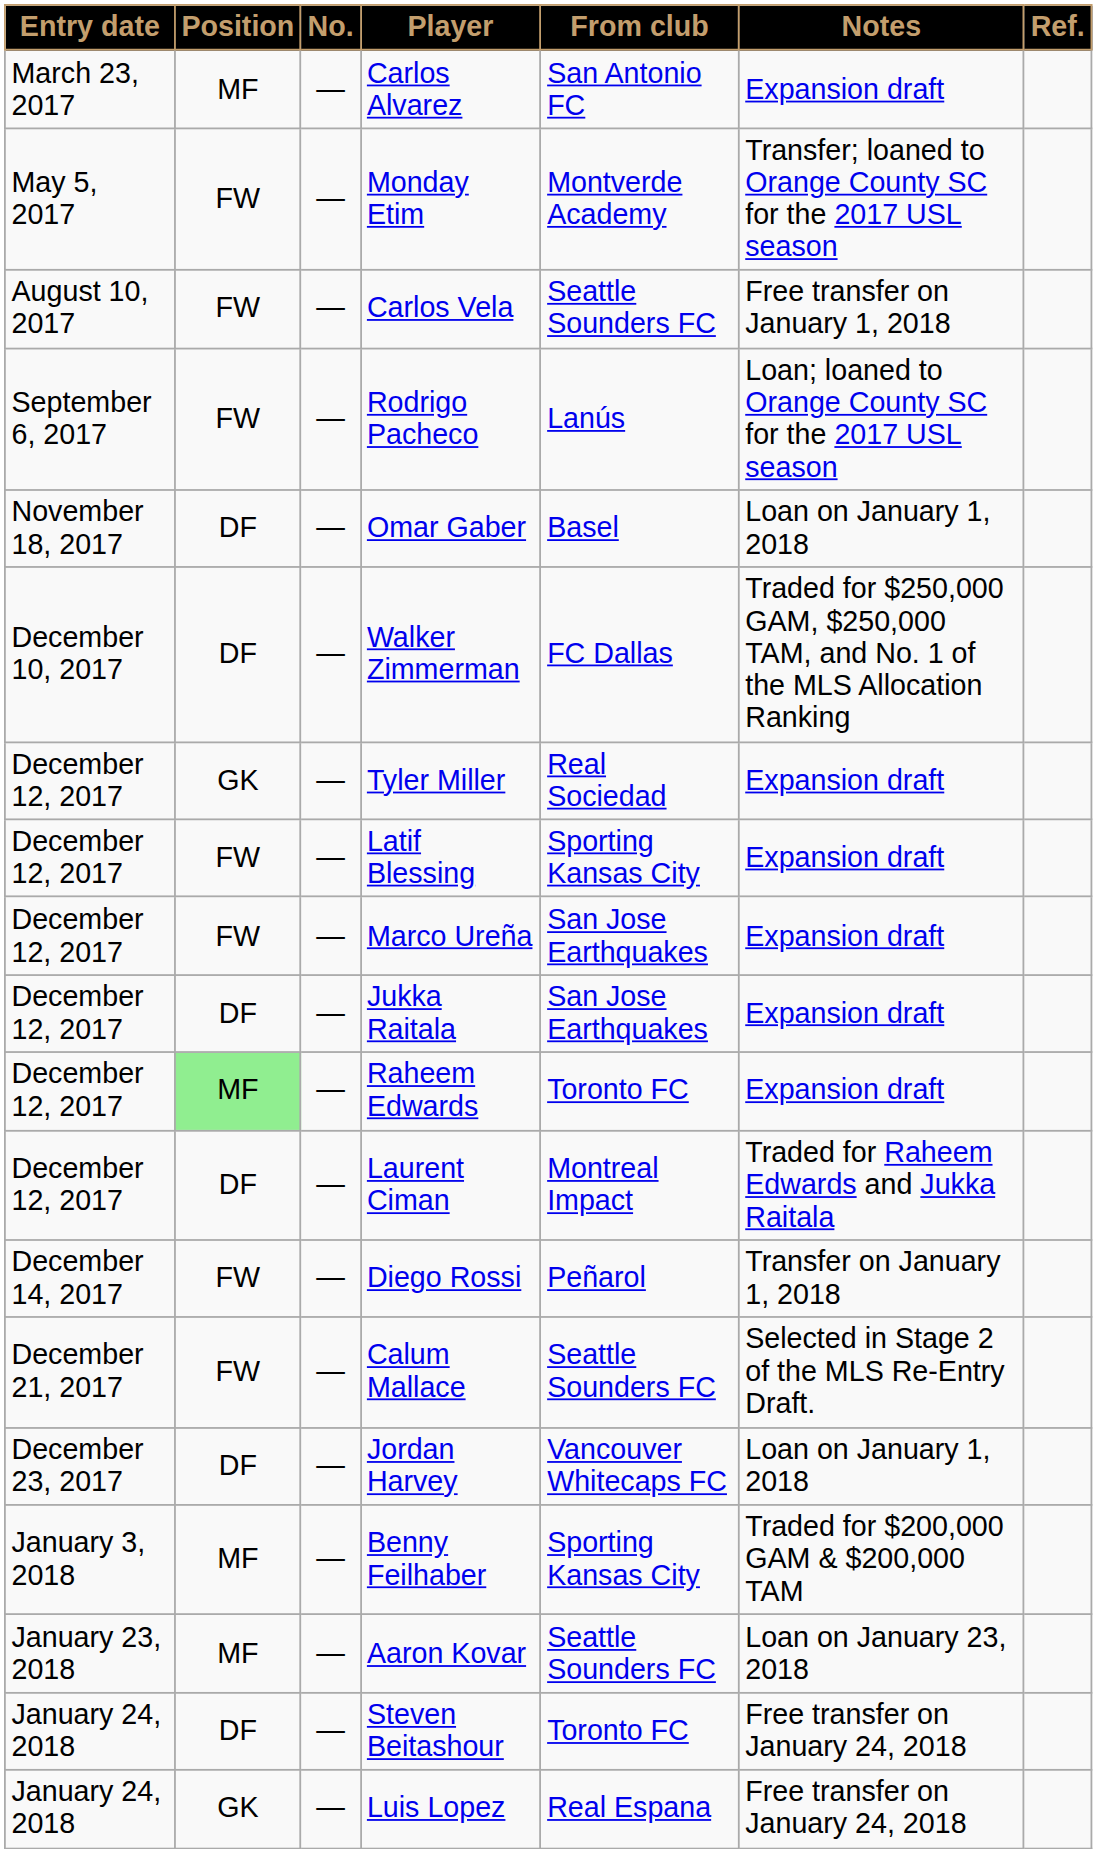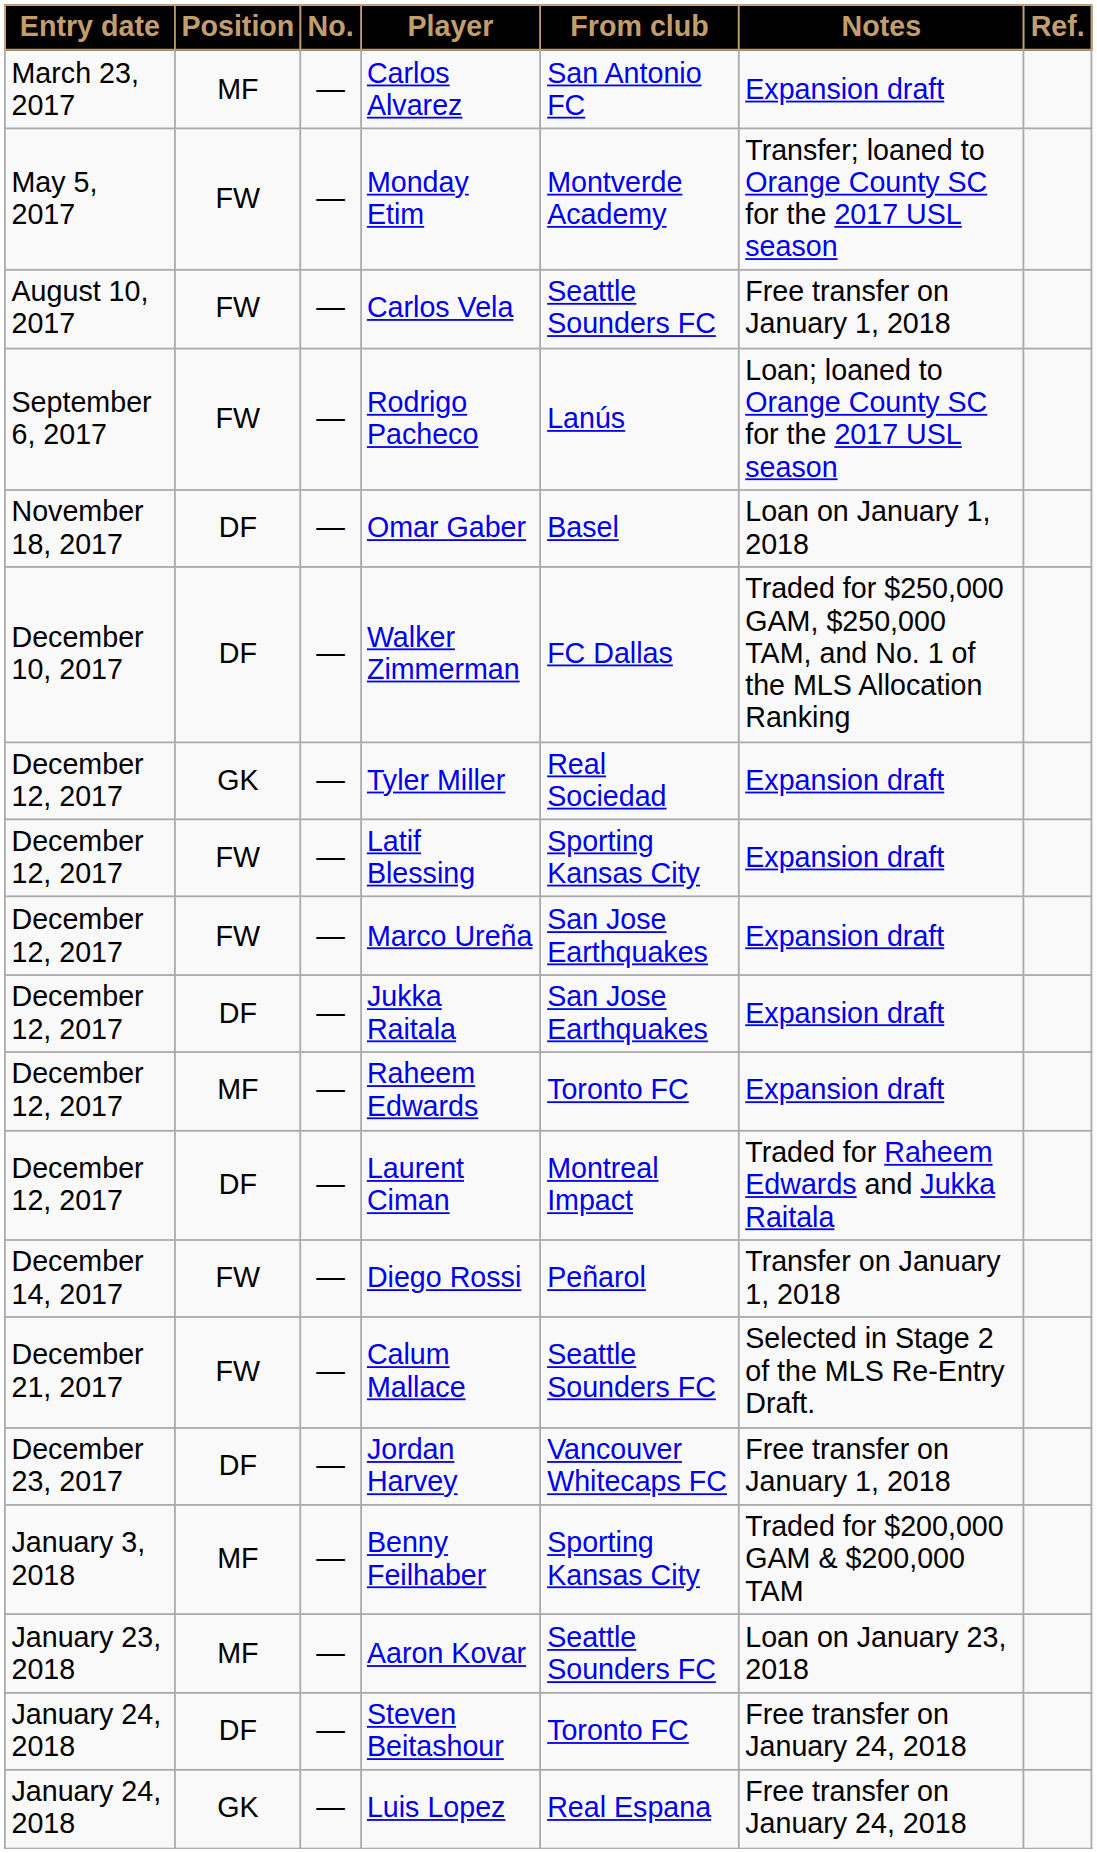(238, 1090) lightgreen background -> (238, 1090) no background
(868, 1465) Loan on January 1, 2018 -> (848, 1465) Free transfer on January 1, 2018
